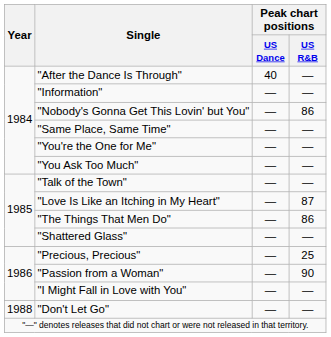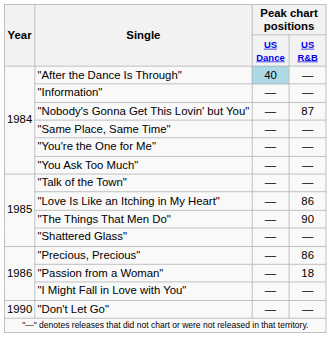(270, 75) no background -> (270, 75) lightblue background
(308, 111) 86 -> (308, 111) 87
(308, 201) 87 -> (308, 201) 86
(308, 219) 86 -> (308, 219) 90
(308, 255) 25 -> (308, 255) 86
(308, 273) 90 -> (308, 273) 18
(20, 309) 1988 -> (20, 309) 1990
